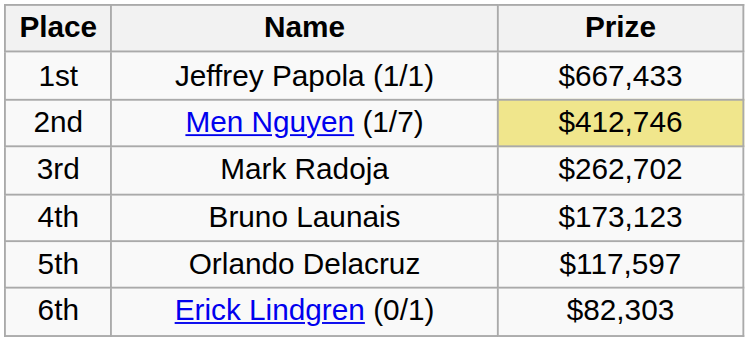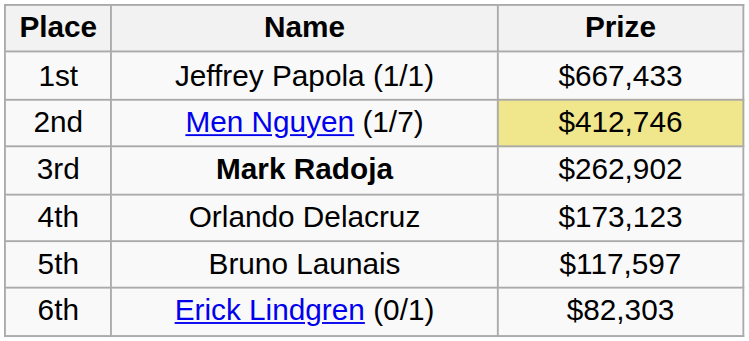(304, 169) normal -> (304, 169) bold
(620, 169) $262,702 -> (620, 169) $262,902
(305, 216) Bruno Launais -> (305, 216) Orlando Delacruz
(305, 264) Orlando Delacruz -> (305, 264) Bruno Launais
